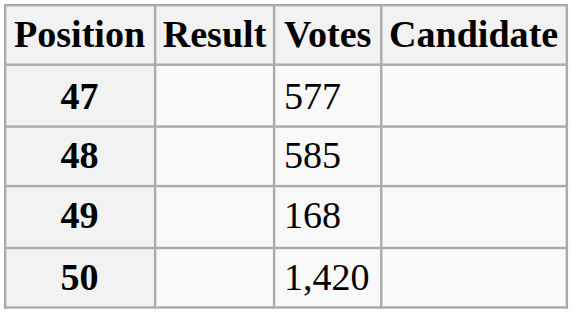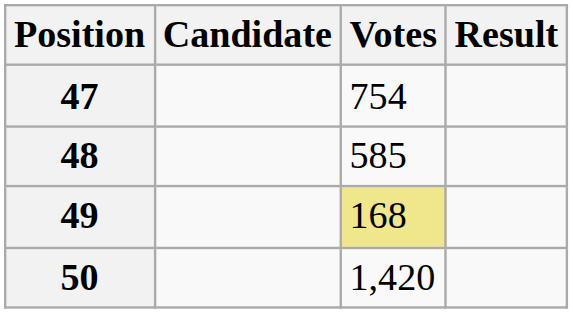columns swapped: (474, 34) <-> (215, 34)
(313, 95) 577 -> (378, 95) 754
(313, 215) no background -> (378, 215) khaki background
